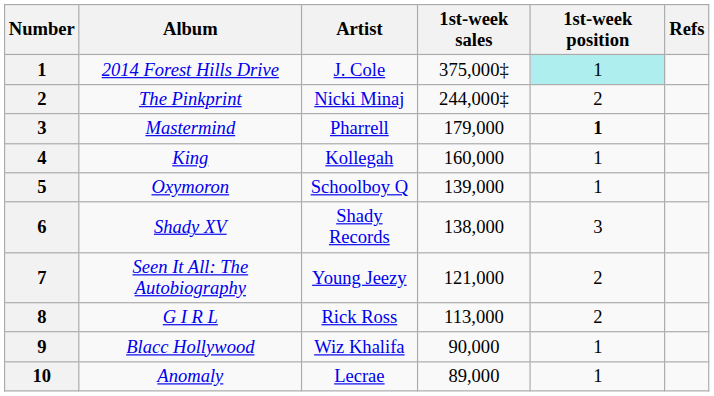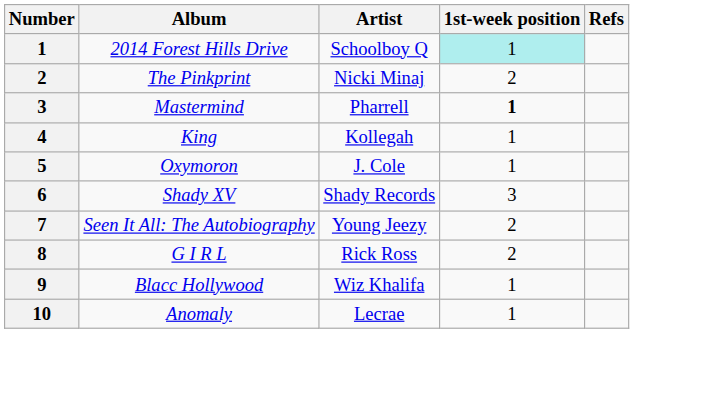- column: (474, 29)
(359, 69) J. Cole -> (379, 48) Schoolboy Q
(359, 187) Schoolboy Q -> (379, 166) J. Cole
